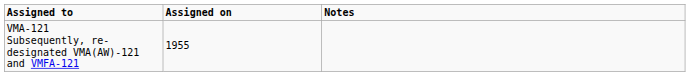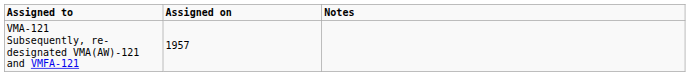(178, 46) 1955 -> (178, 46) 1957
